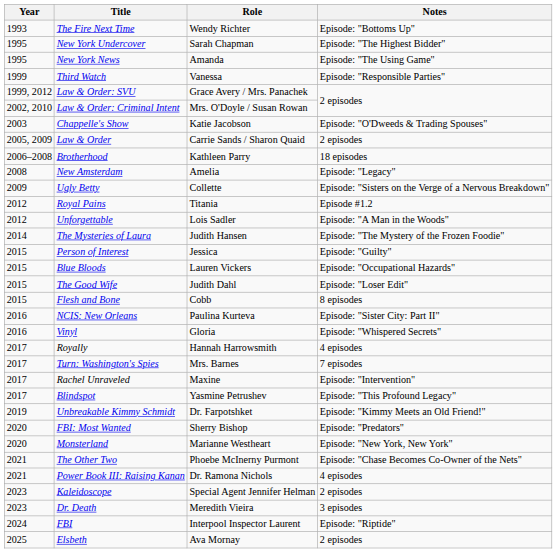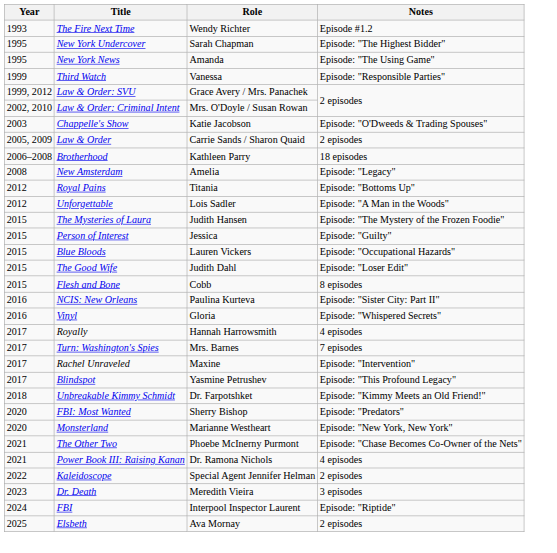(367, 28) Episode: "Bottoms Up" -> (346, 28) Episode #1.2
- row: (78, 188)
(346, 204) Episode #1.2 -> (367, 188) Episode: "Bottoms Up"
(17, 236) 2014 -> (17, 220) 2015
(17, 412) 2019 -> (17, 396) 2018
(17, 492) 2023 -> (17, 476) 2022
